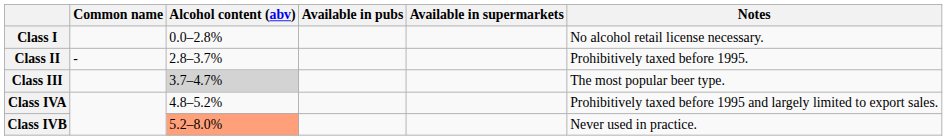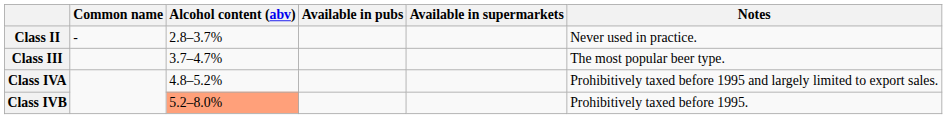- row: (37, 37)
(659, 59) Prohibitively taxed before 1995. -> (634, 37) Never used in practice.
(196, 80) lightgrey background -> (196, 59) no background
(634, 124) Never used in practice. -> (659, 102) Prohibitively taxed before 1995.
